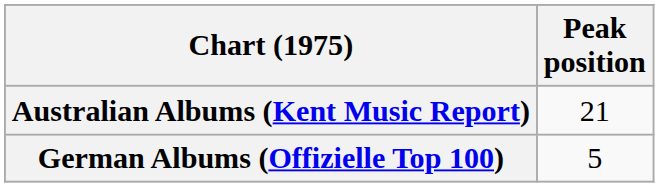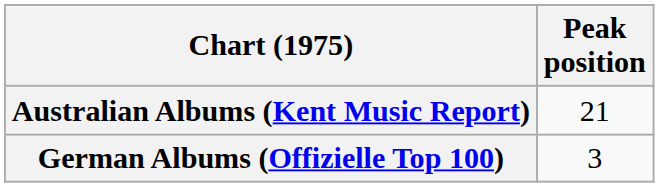(595, 157) 5 -> (595, 157) 3
